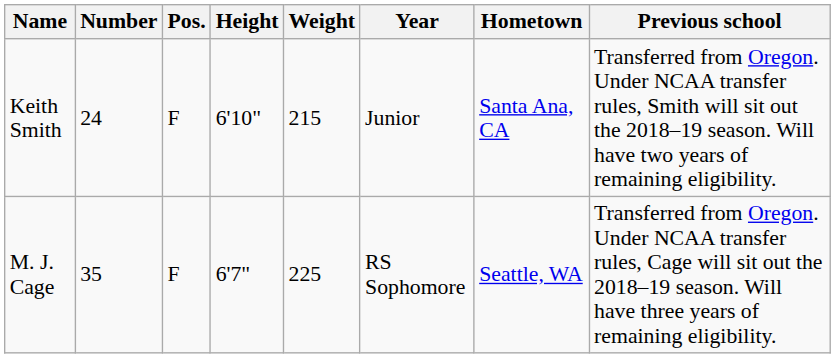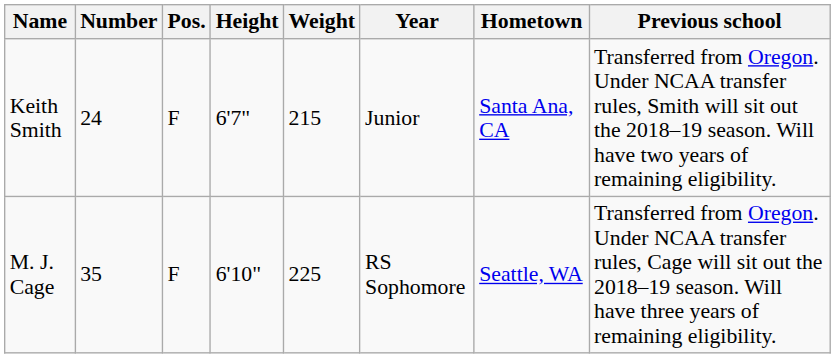(238, 117) 6'10" -> (233, 117) 6'7"
(233, 274) 6'7" -> (238, 274) 6'10"
